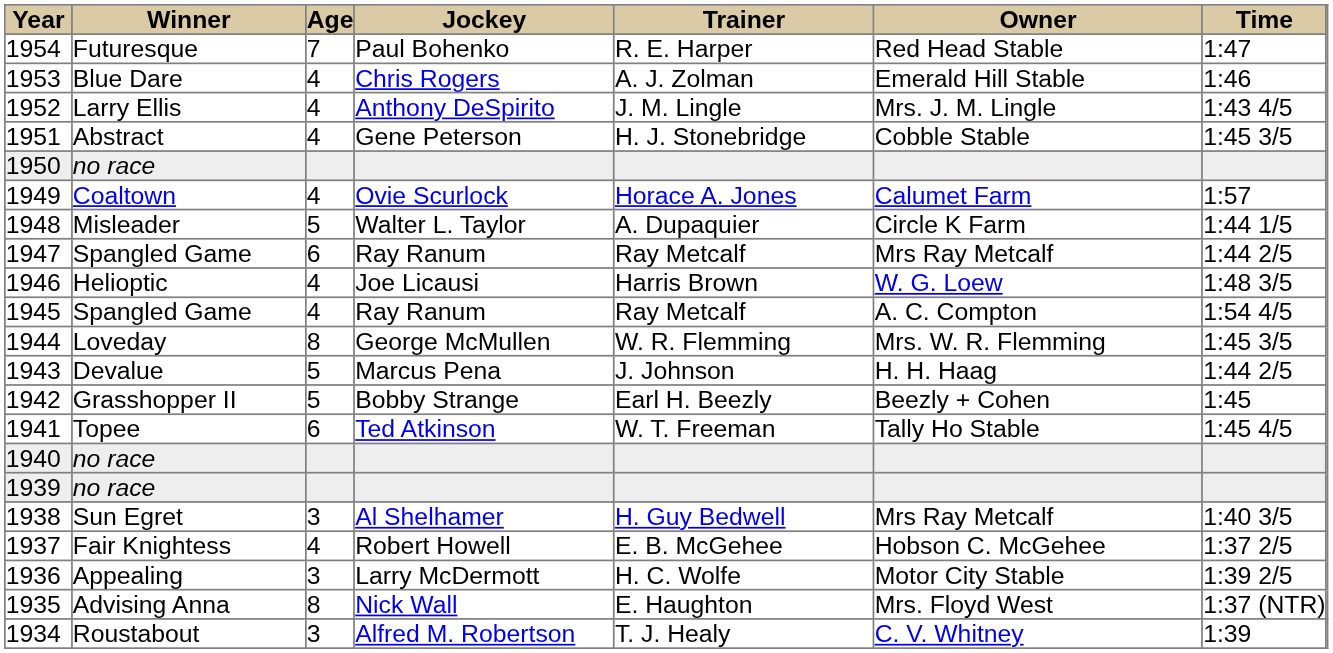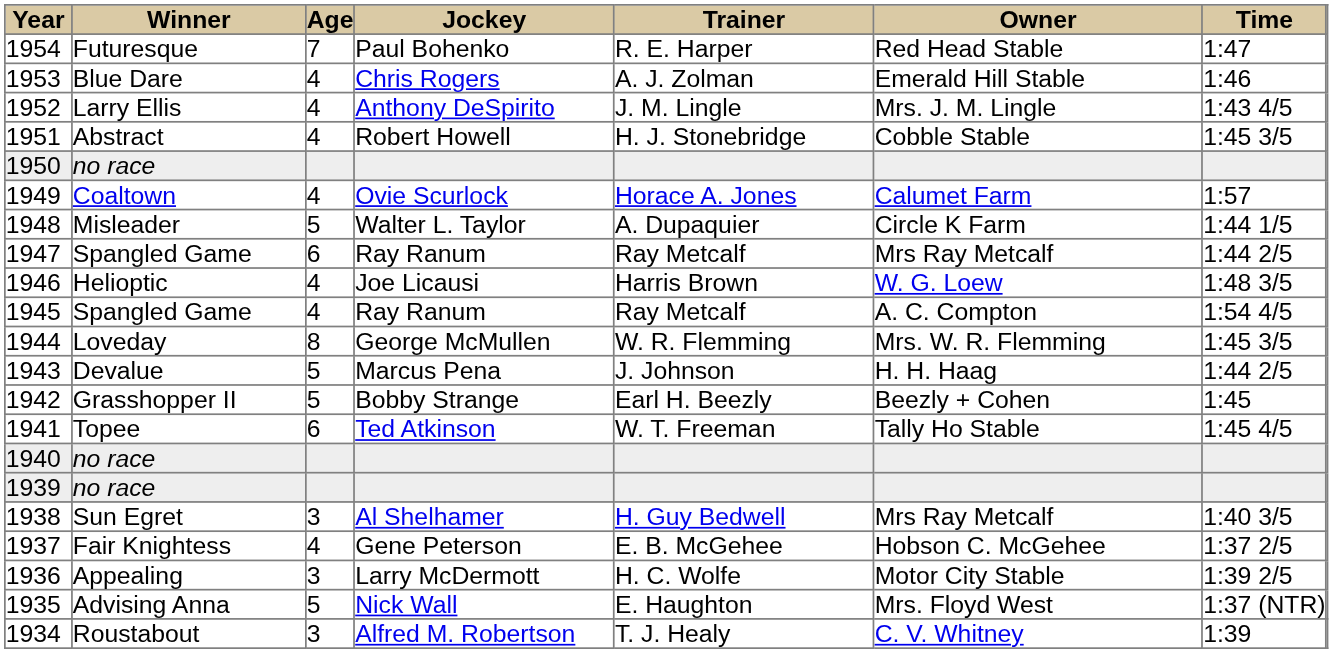(438, 136) Gene Peterson -> (433, 136) Robert Howell
(433, 546) Robert Howell -> (438, 546) Gene Peterson
(314, 604) 8 -> (314, 604) 5
